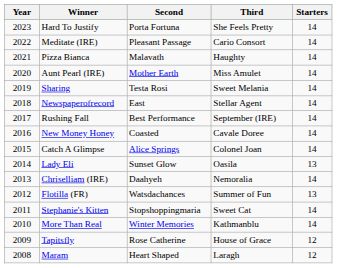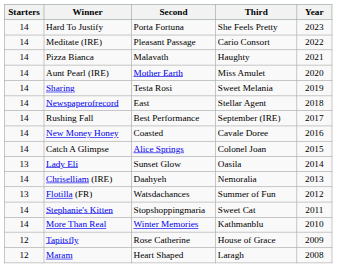columns swapped: (22, 12) <-> (312, 12)
